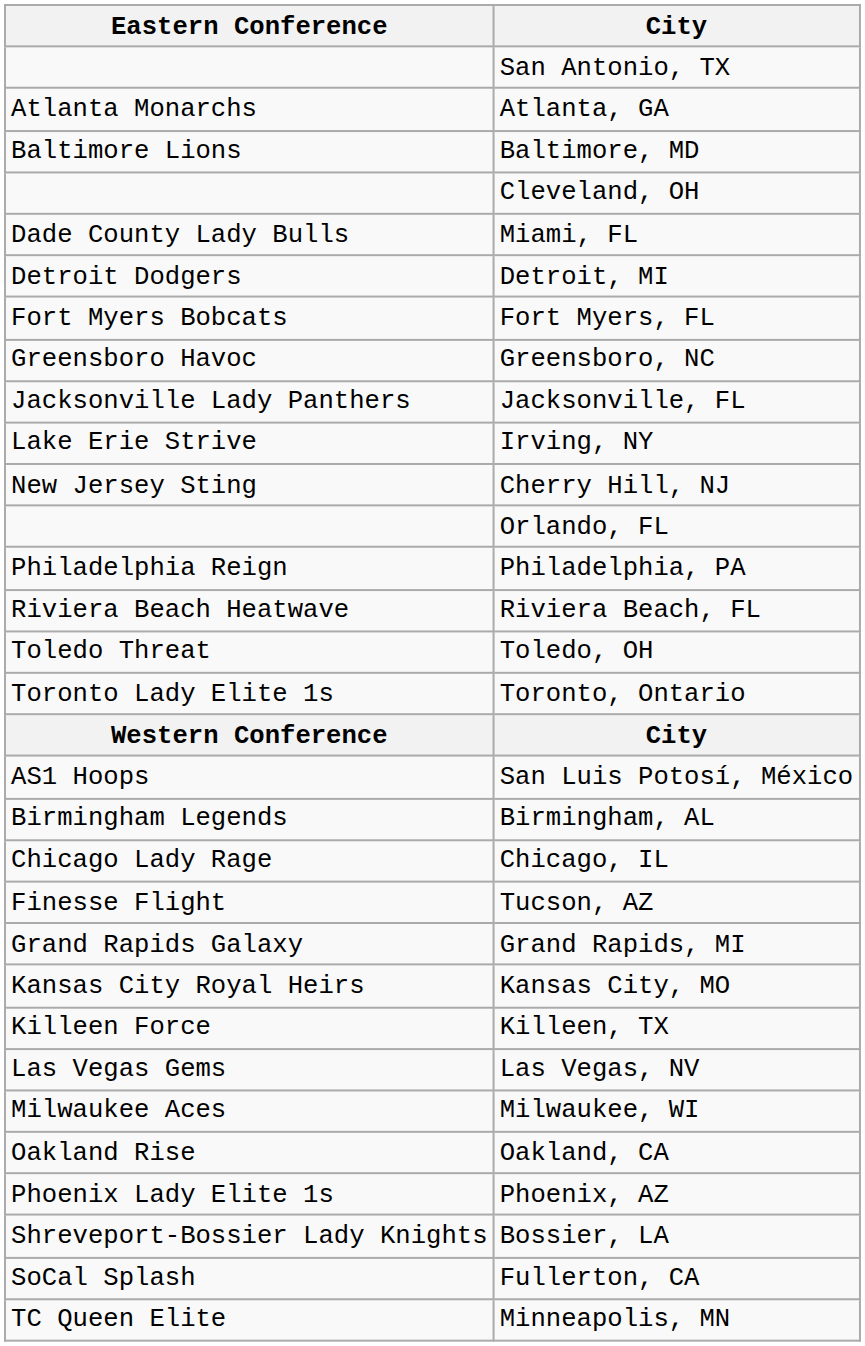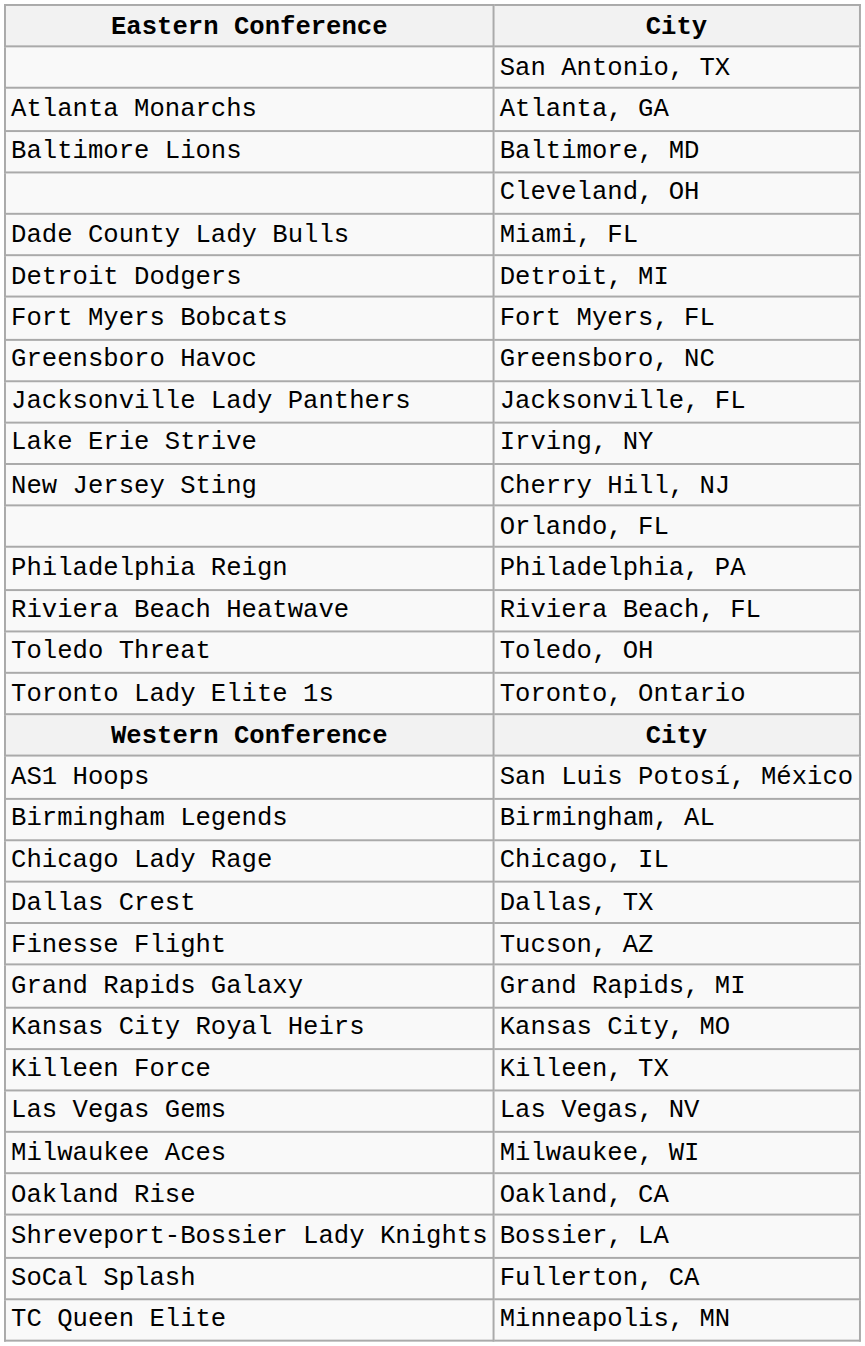+ row: (577, 902)
- row: (584, 1195)
